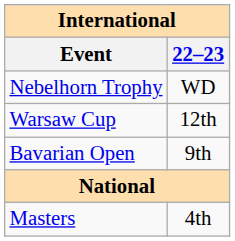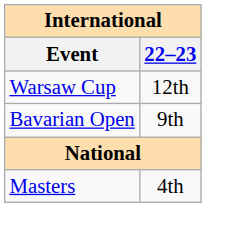- row: (86, 86)
